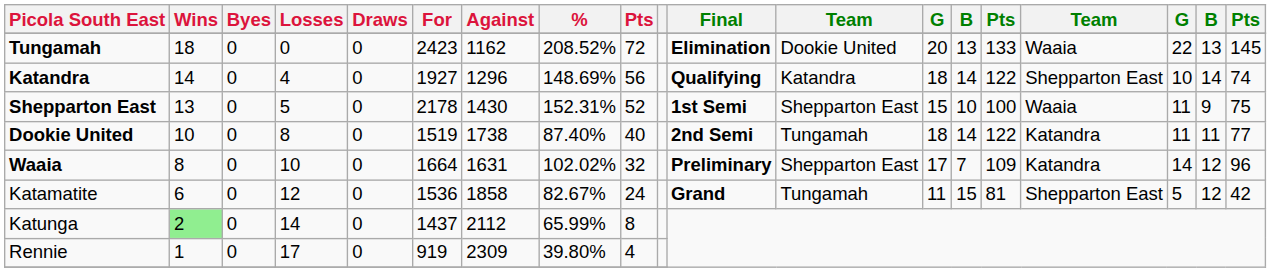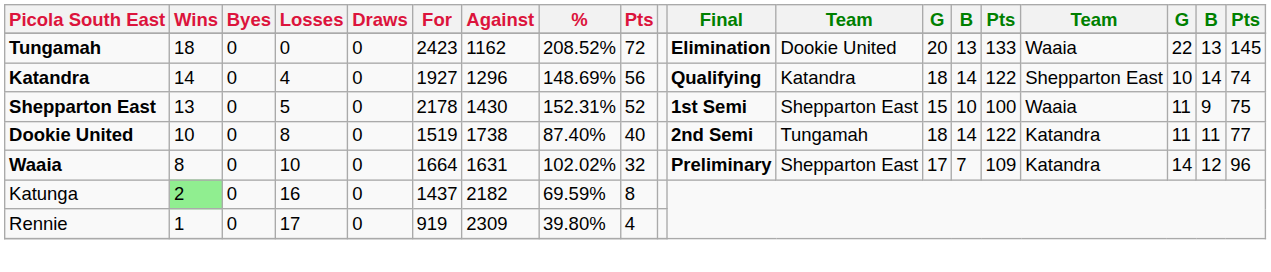- row: (53, 194)
(290, 223) 14 -> (290, 194) 16
(486, 223) 2112 -> (487, 194) 2182
(574, 223) 65.99% -> (574, 194) 69.59%
